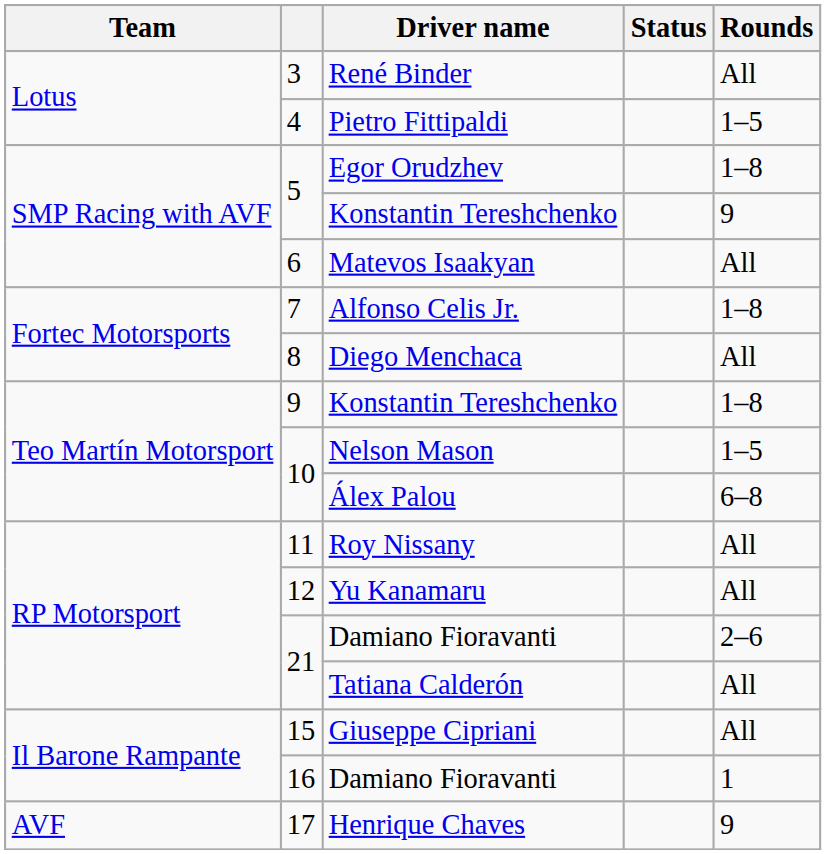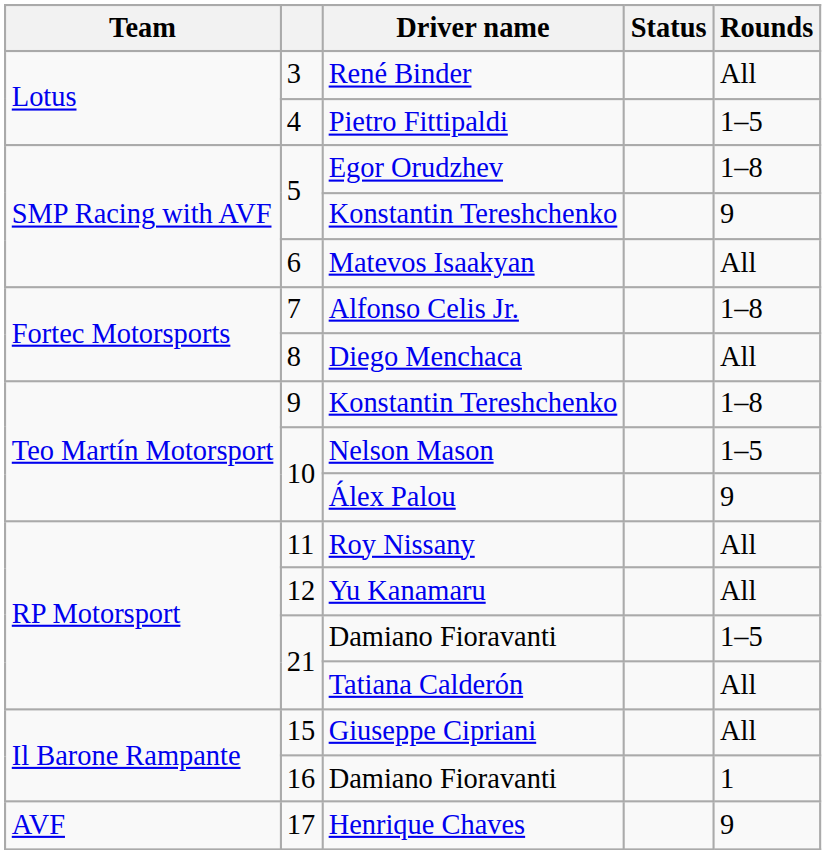(741, 496) 6–8 -> (727, 496) 9
(741, 637) 2–6 -> (741, 637) 1–5
